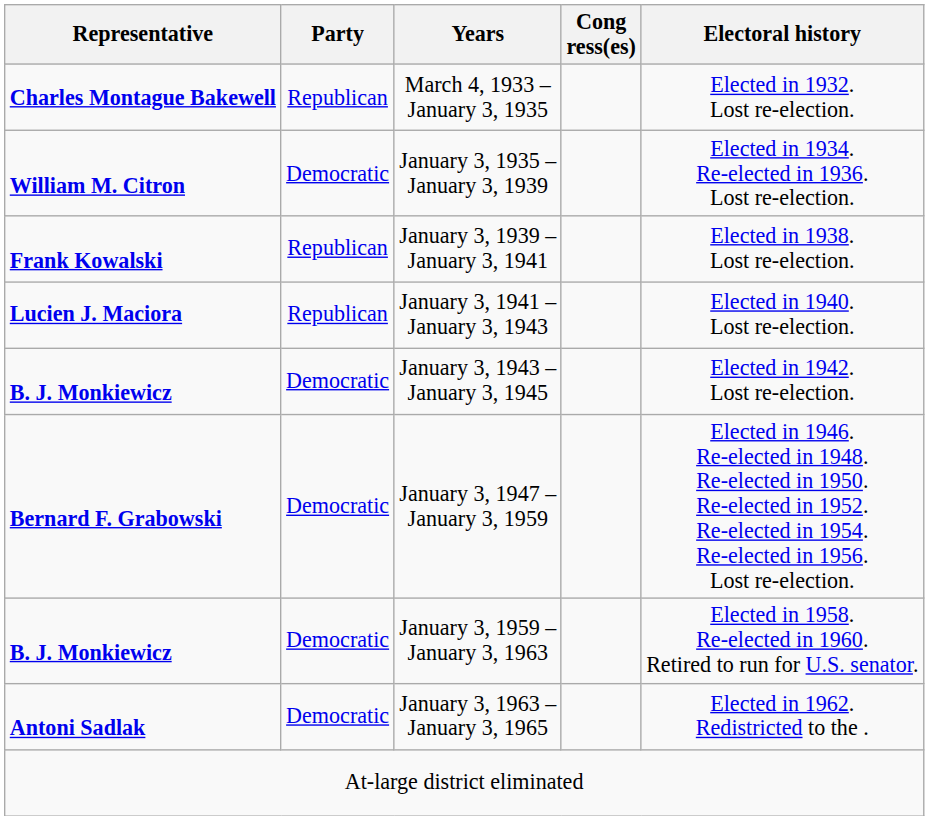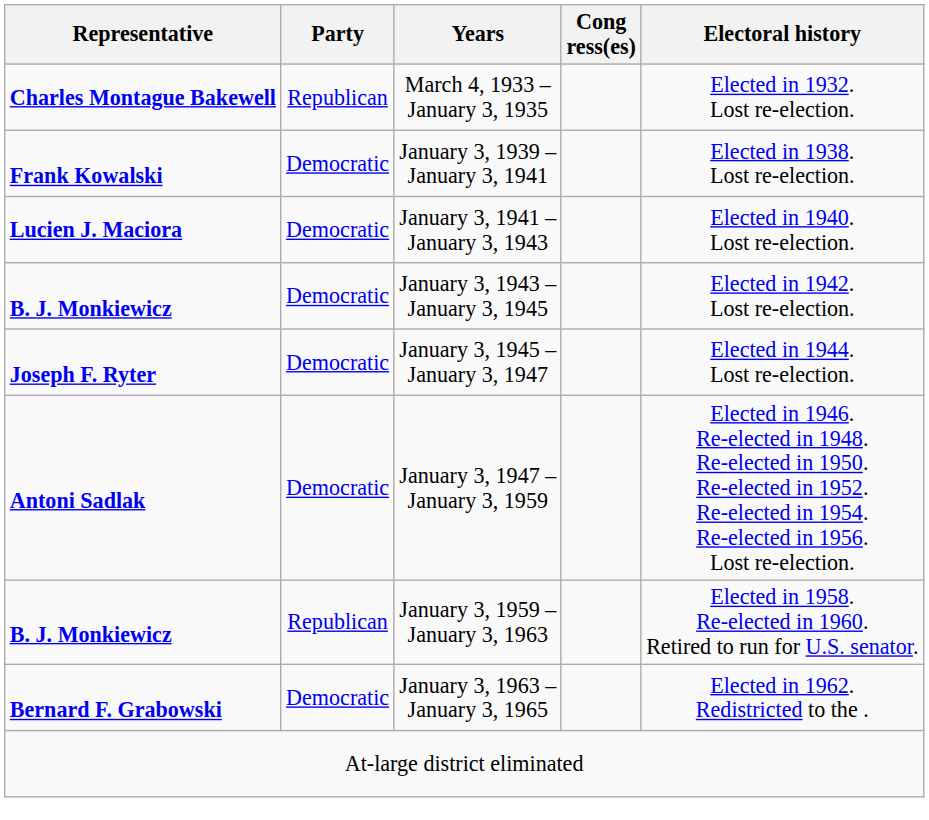- row: (478, 172)
(338, 248) Republican -> (338, 163) Democratic
(338, 314) Republican -> (338, 229) Democratic
+ row: (478, 362)
(116, 518) Bernard F. Grabowski -> (78, 500) Antoni Sadlak
(338, 640) Democratic -> (338, 621) Republican
(78, 728) Antoni Sadlak -> (116, 709) Bernard F. Grabowski
